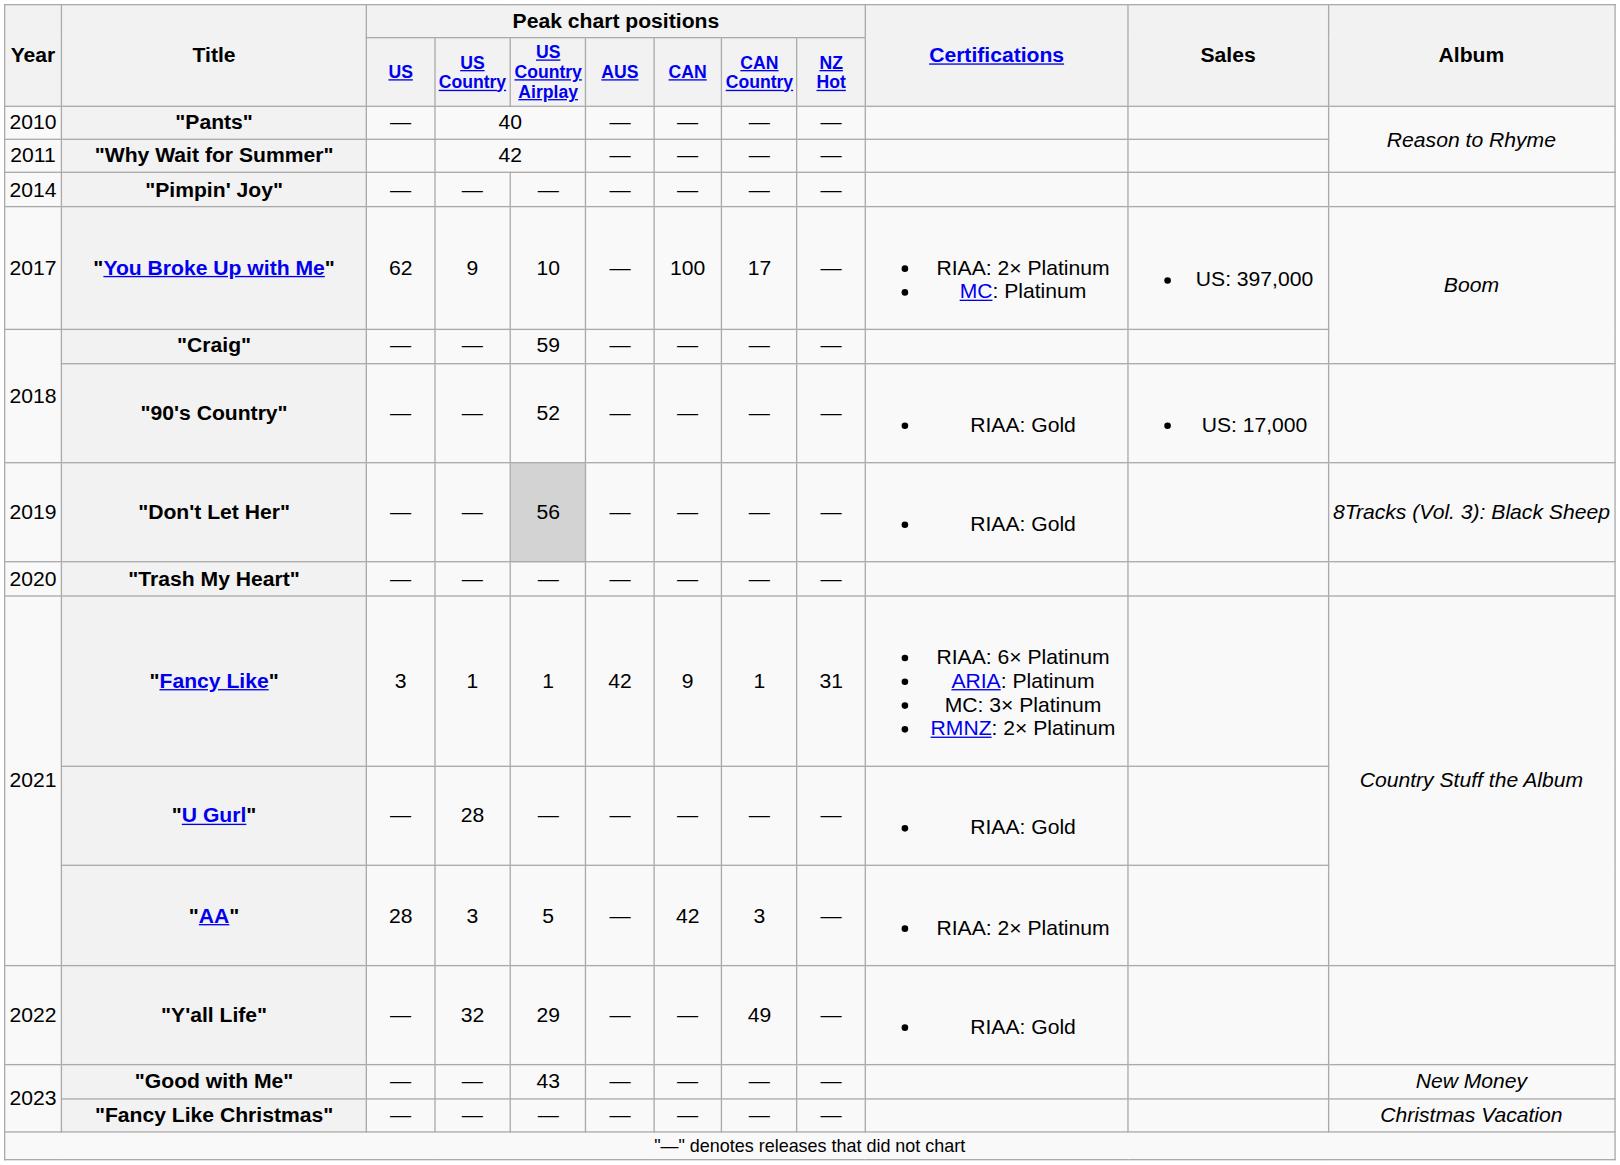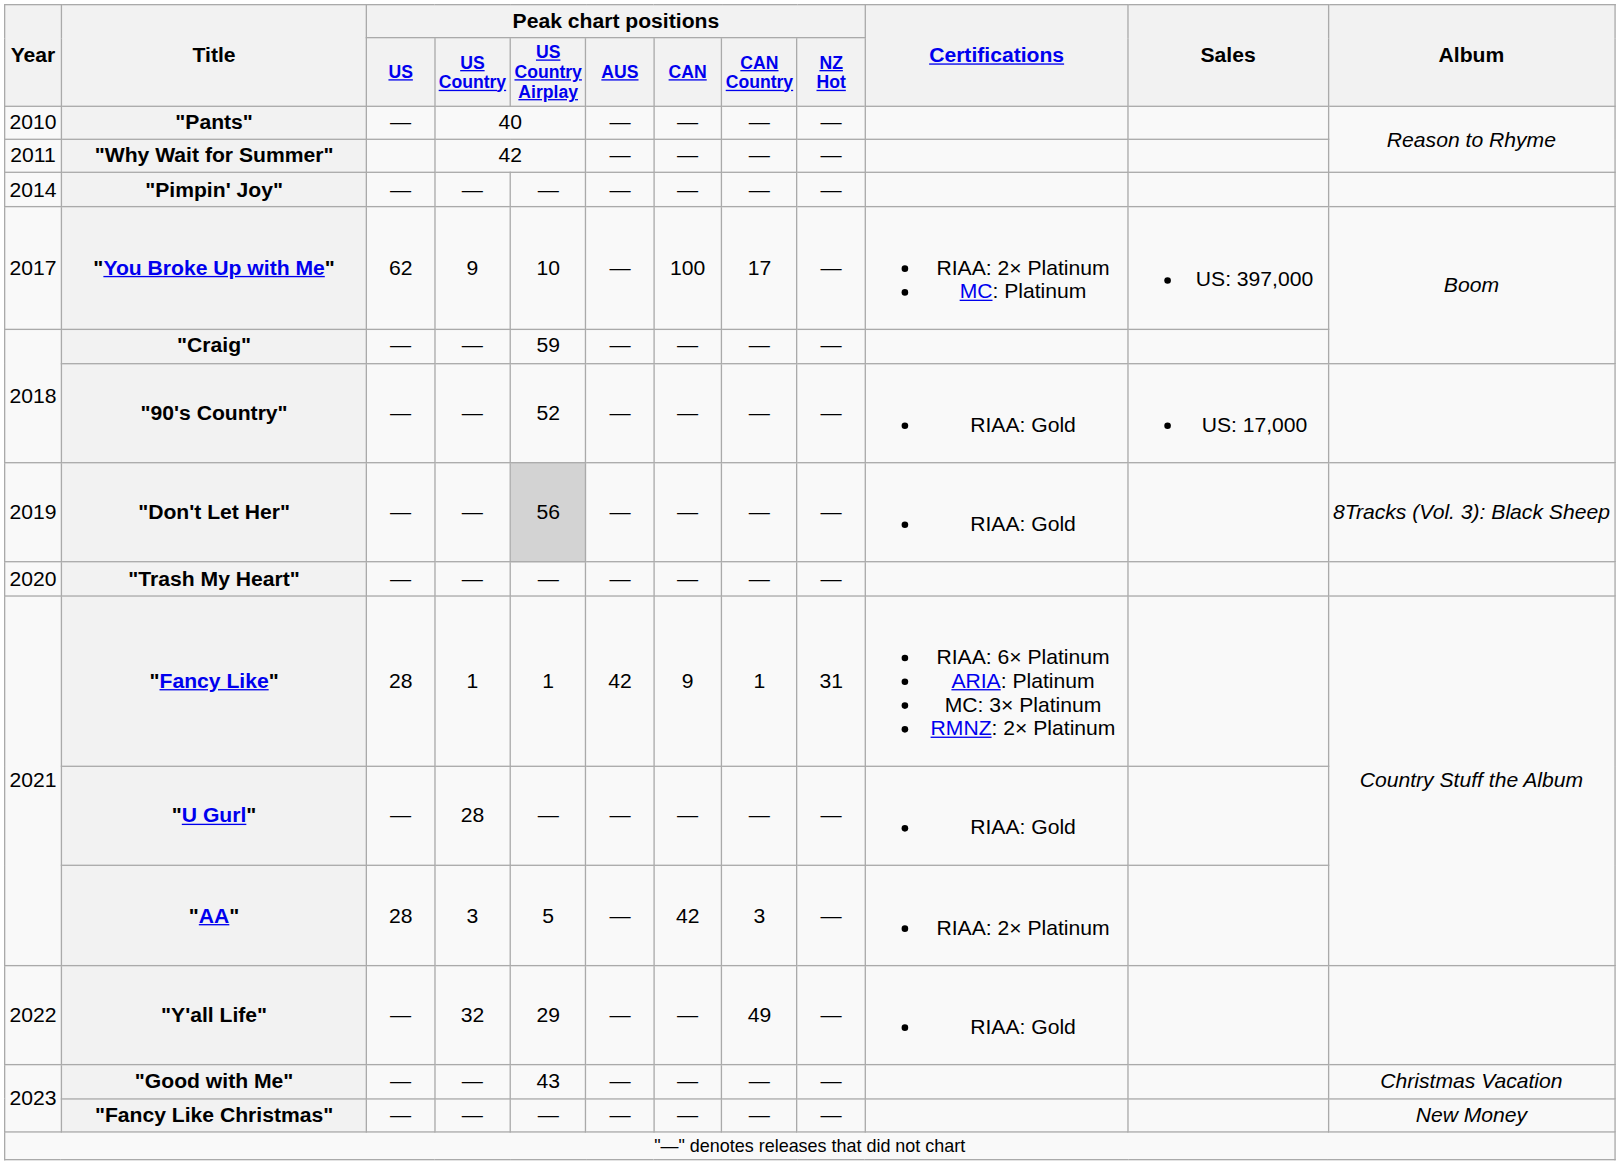(401, 680) 3 -> (401, 680) 28
(1471, 1081) New Money -> (1471, 1081) Christmas Vacation
(1471, 1114) Christmas Vacation -> (1471, 1114) New Money
